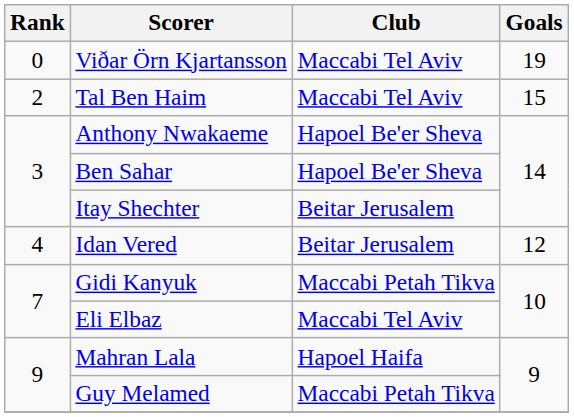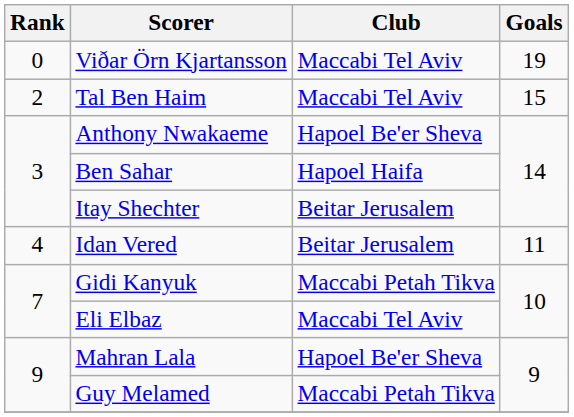(390, 171) Hapoel Be'er Sheva -> (360, 171) Hapoel Haifa
(534, 245) 12 -> (534, 245) 11
(360, 356) Hapoel Haifa -> (390, 356) Hapoel Be'er Sheva
